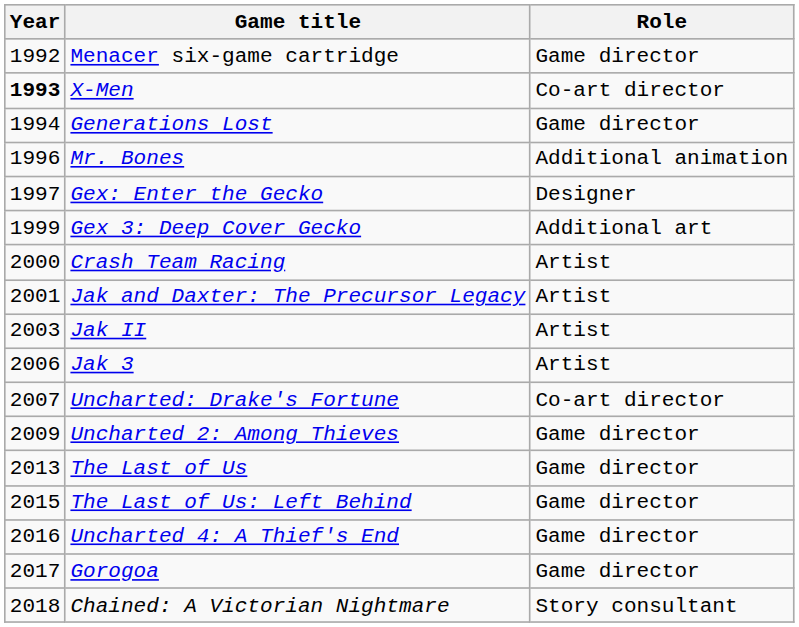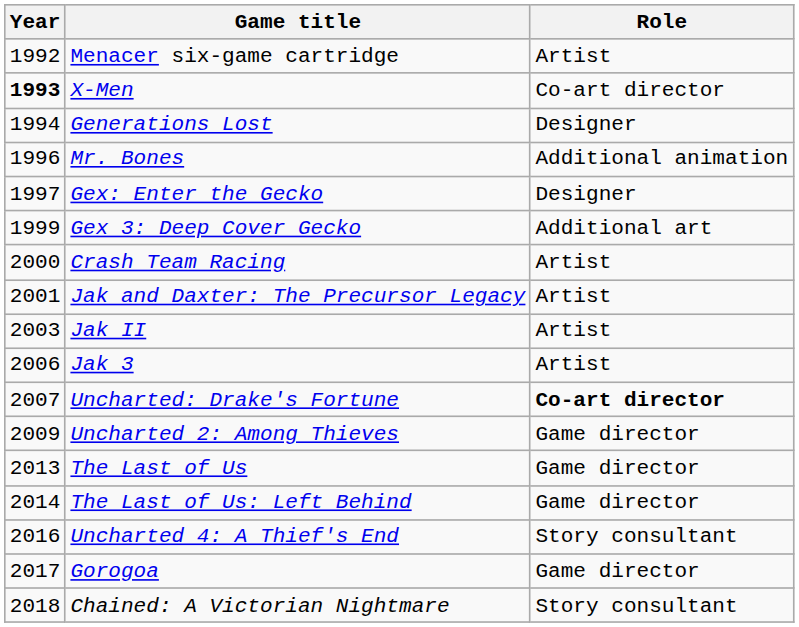(618, 56) Game director -> (573, 56) Artist
(618, 125) Game director -> (586, 125) Designer
(630, 400) normal -> (630, 400) bold
(35, 503) 2015 -> (35, 503) 2014
(618, 537) Game director -> (637, 537) Story consultant
